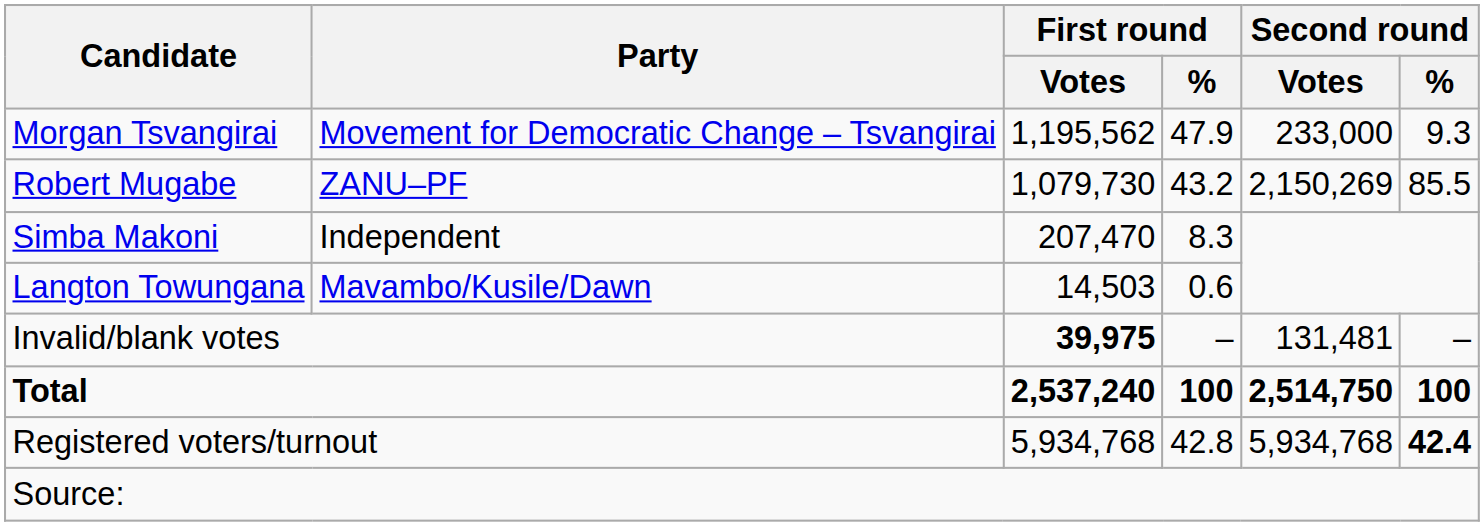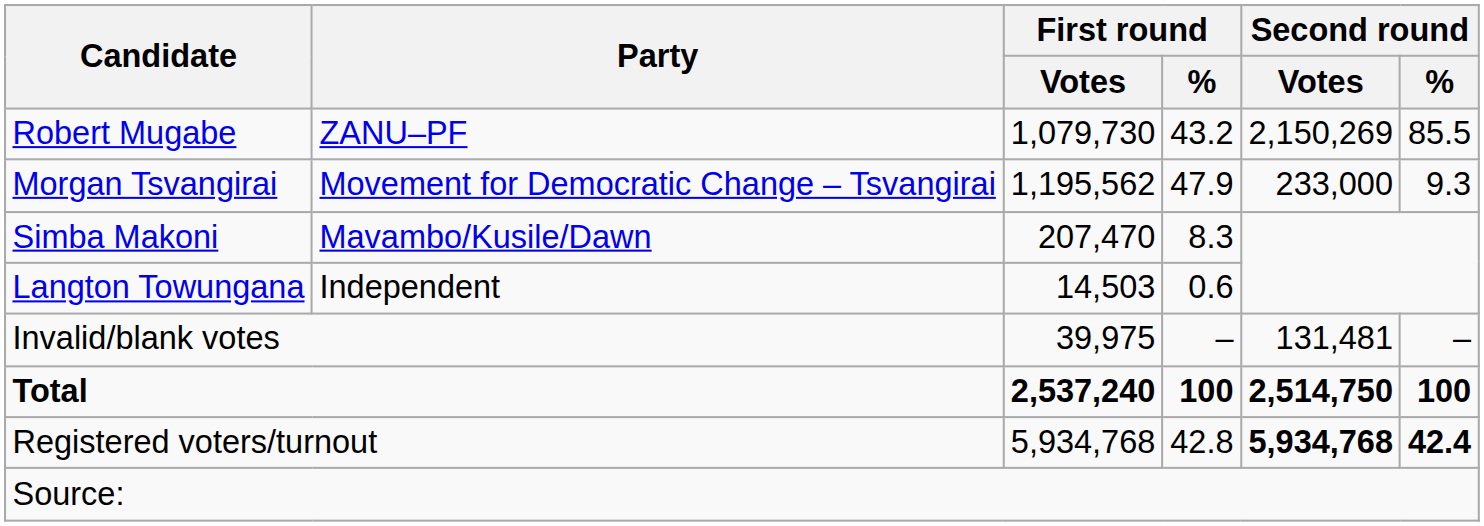rows swapped: (145, 133) <-> (124, 184)
(410, 236) Independent -> (486, 236) Mavambo/Kusile/Dawn
(486, 287) Mavambo/Kusile/Dawn -> (410, 287) Independent
(1106, 339) bold -> (1106, 339) normal
(1321, 442) normal -> (1321, 442) bold
